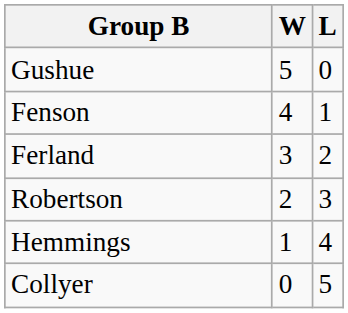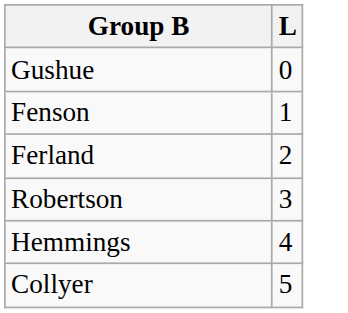- column: (292, 26)
